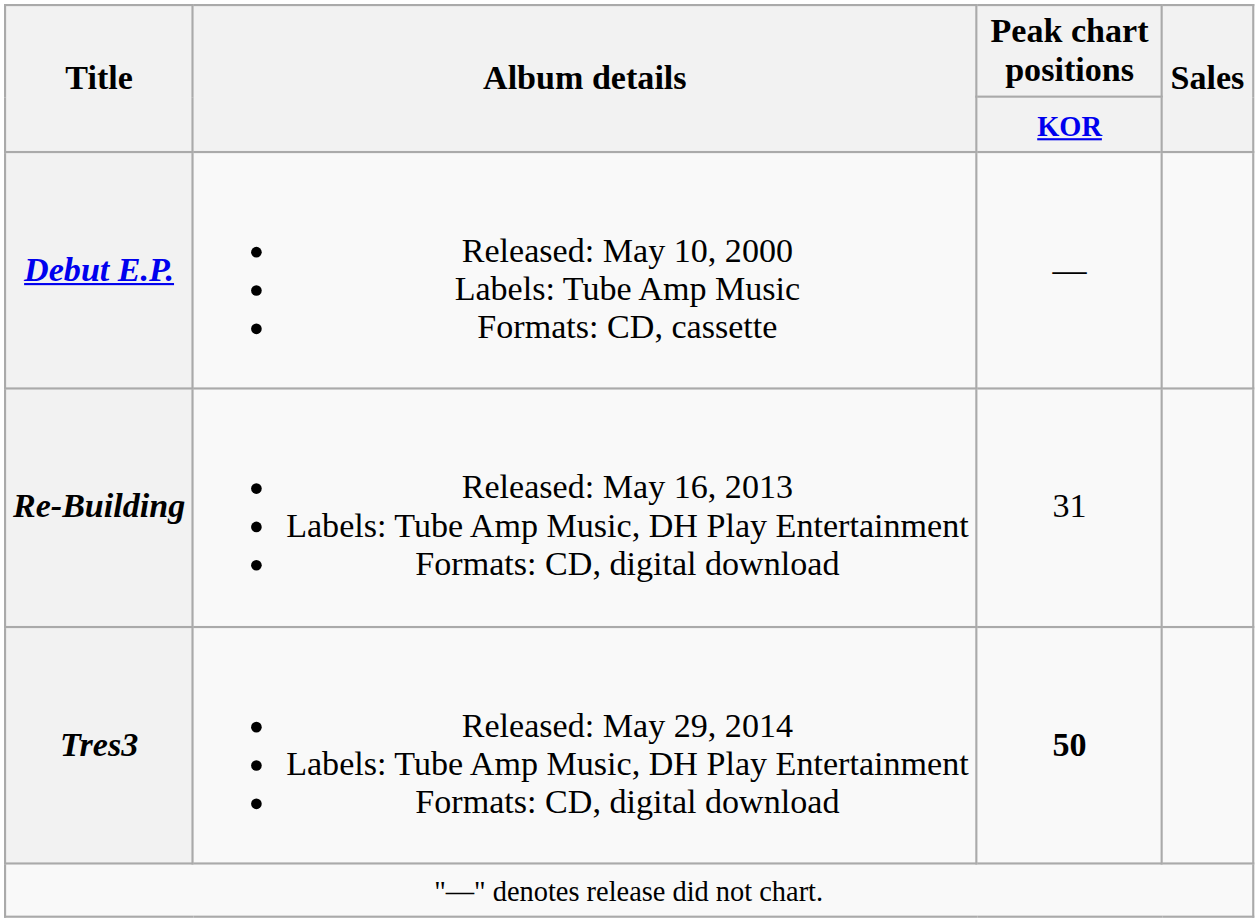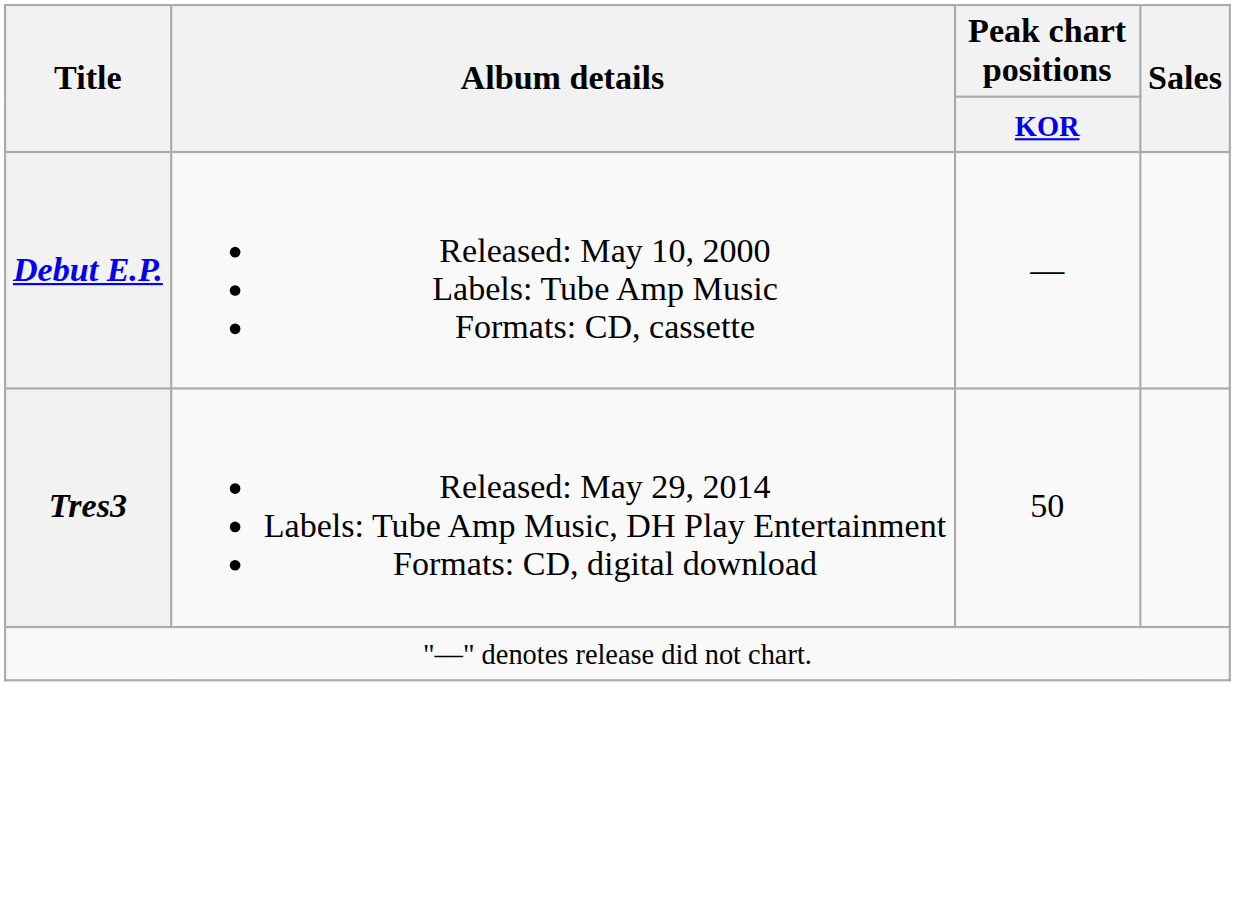- row: (99, 506)
(1070, 744) bold -> (1047, 506) normal
